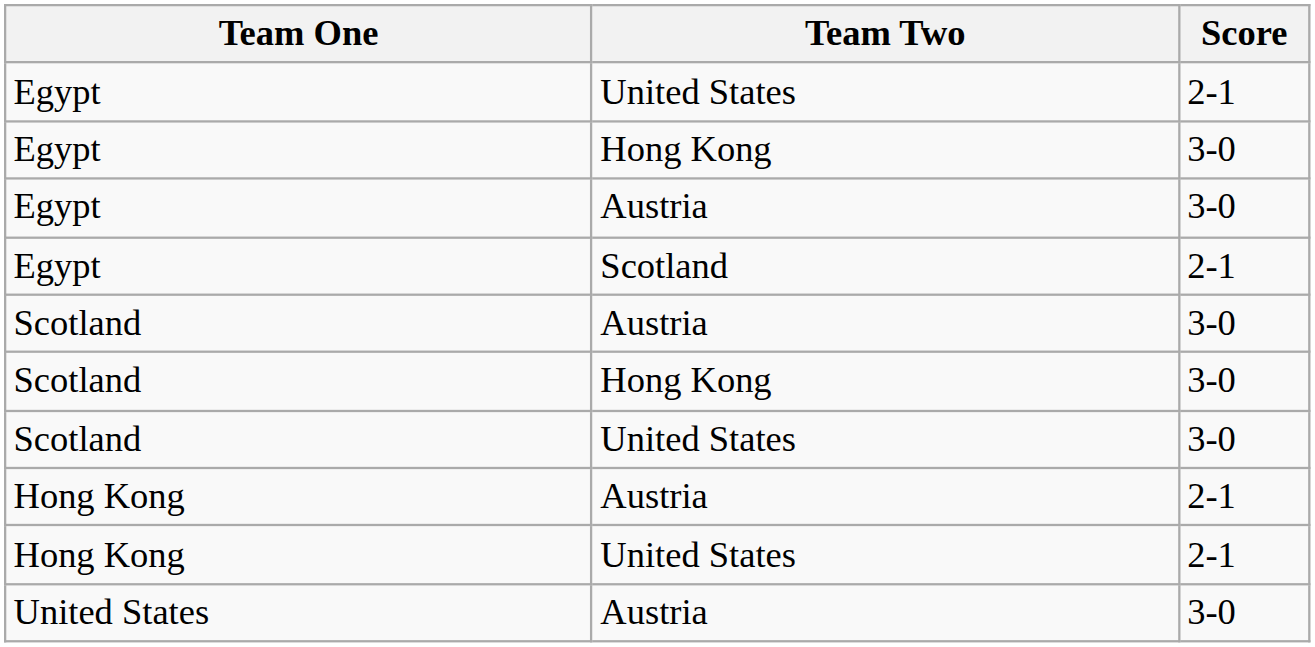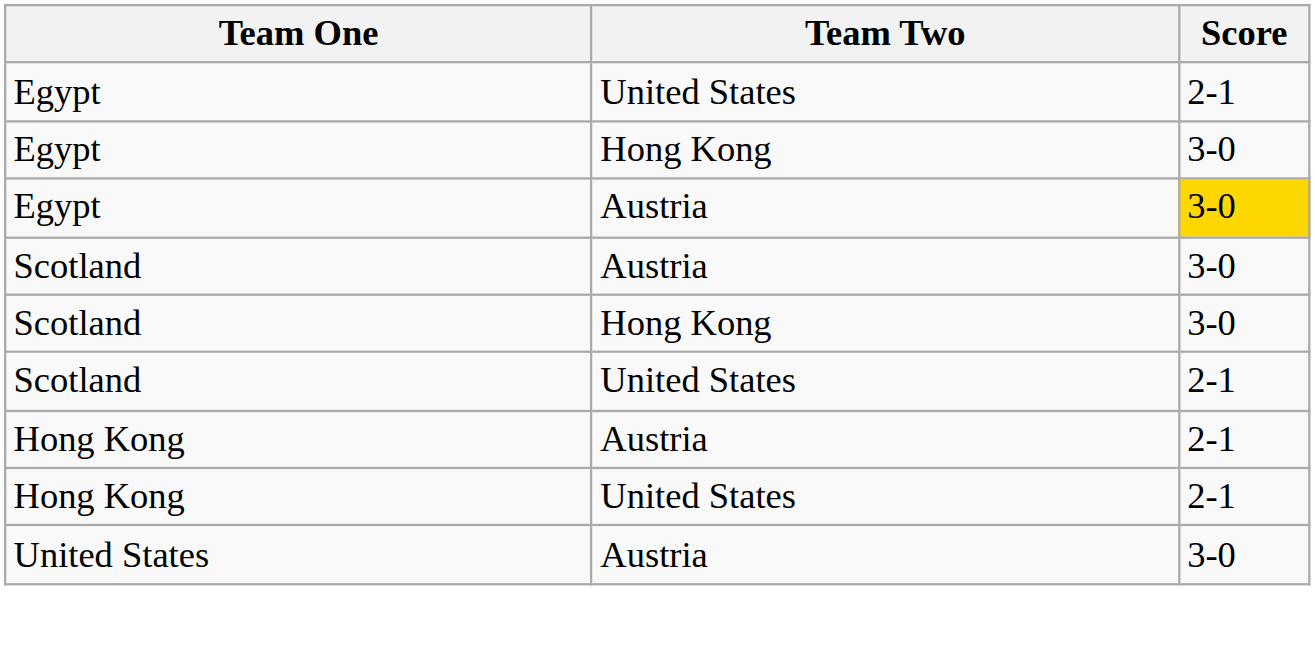(1211, 206) no background -> (1211, 206) gold background
- row: (57, 264)
(1211, 438) 3-0 -> (1211, 380) 2-1
